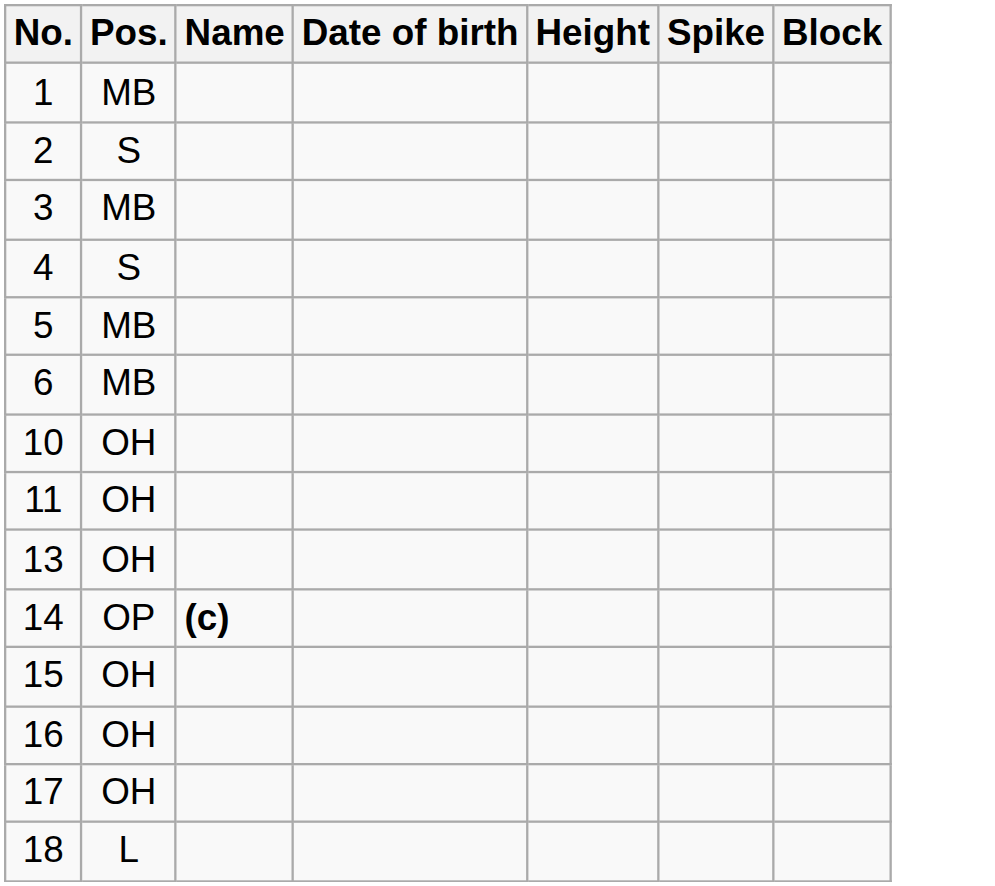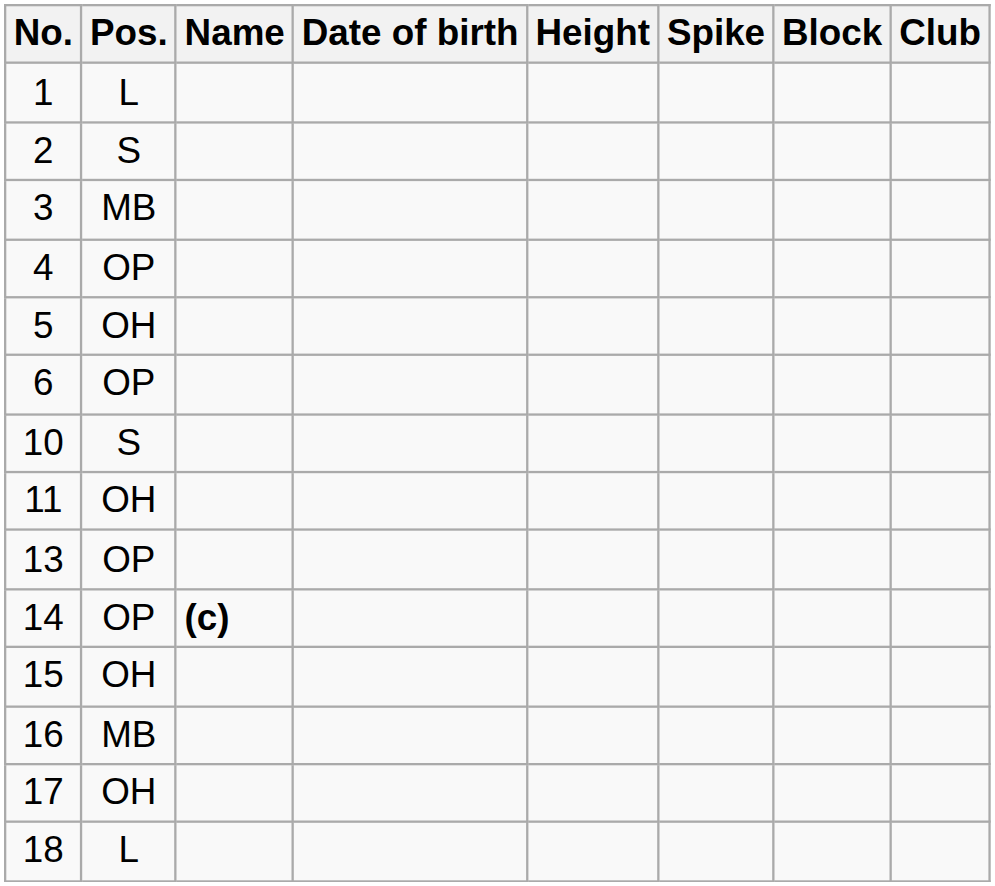+ column: (940, 33)
(129, 92) MB -> (129, 92) L
(129, 267) S -> (129, 267) OP
(129, 325) MB -> (129, 325) OH
(129, 383) MB -> (129, 383) OP
(129, 442) OH -> (129, 442) S
(129, 558) OH -> (129, 558) OP
(129, 734) OH -> (129, 734) MB
